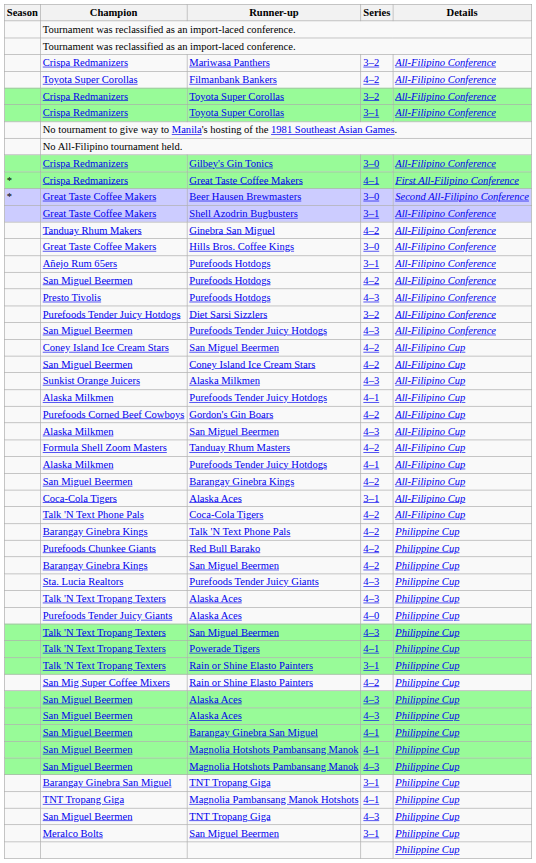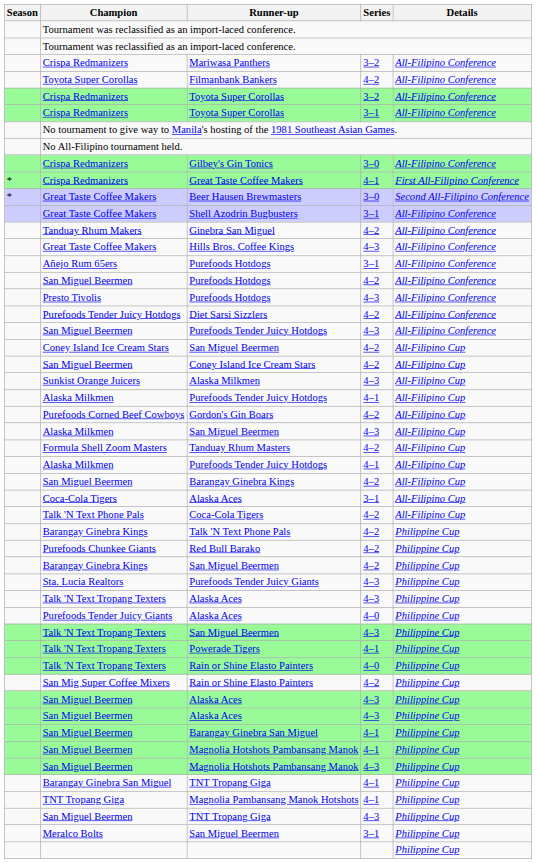(371, 247) 3–0 -> (371, 247) 4–3
(371, 314) 3–2 -> (371, 314) 4–2
(371, 666) 3–1 -> (371, 666) 4–0
(371, 783) 3–1 -> (371, 783) 4–1
